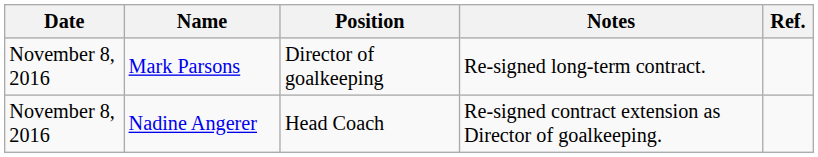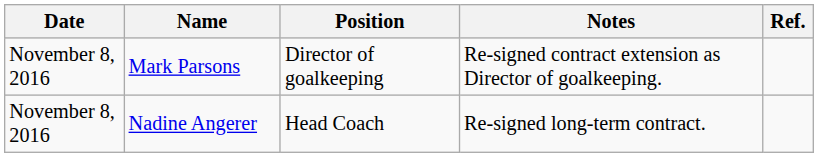(585, 66) Re-signed long-term contract. -> (592, 66) Re-signed contract extension as Director of goalkeeping.
(592, 123) Re-signed contract extension as Director of goalkeeping. -> (585, 123) Re-signed long-term contract.
